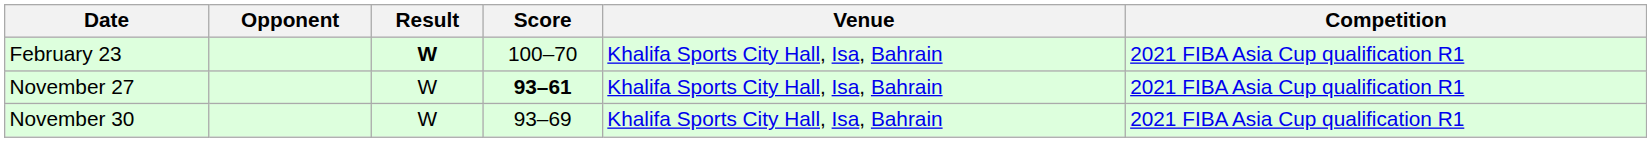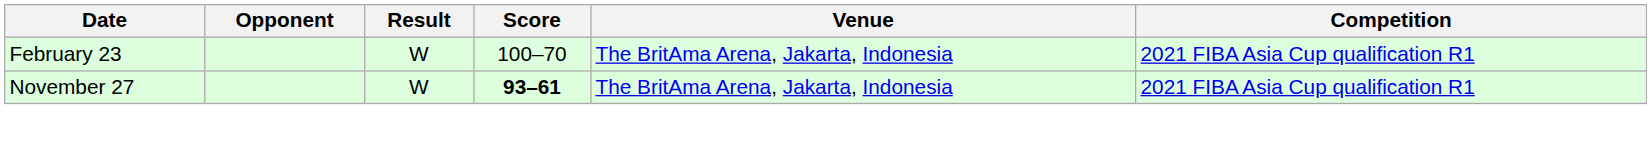(427, 53) bold -> (419, 53) normal
(775, 53) Khalifa Sports City Hall, Isa, Bahrain -> (774, 53) The BritAma Arena, Jakarta, Indonesia
(775, 86) Khalifa Sports City Hall, Isa, Bahrain -> (774, 86) The BritAma Arena, Jakarta, Indonesia
- row: (72, 119)
